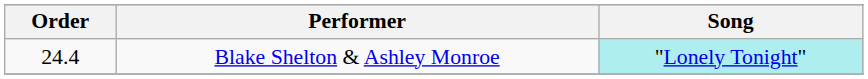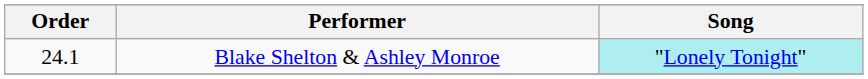(60, 56) 24.4 -> (60, 56) 24.1
